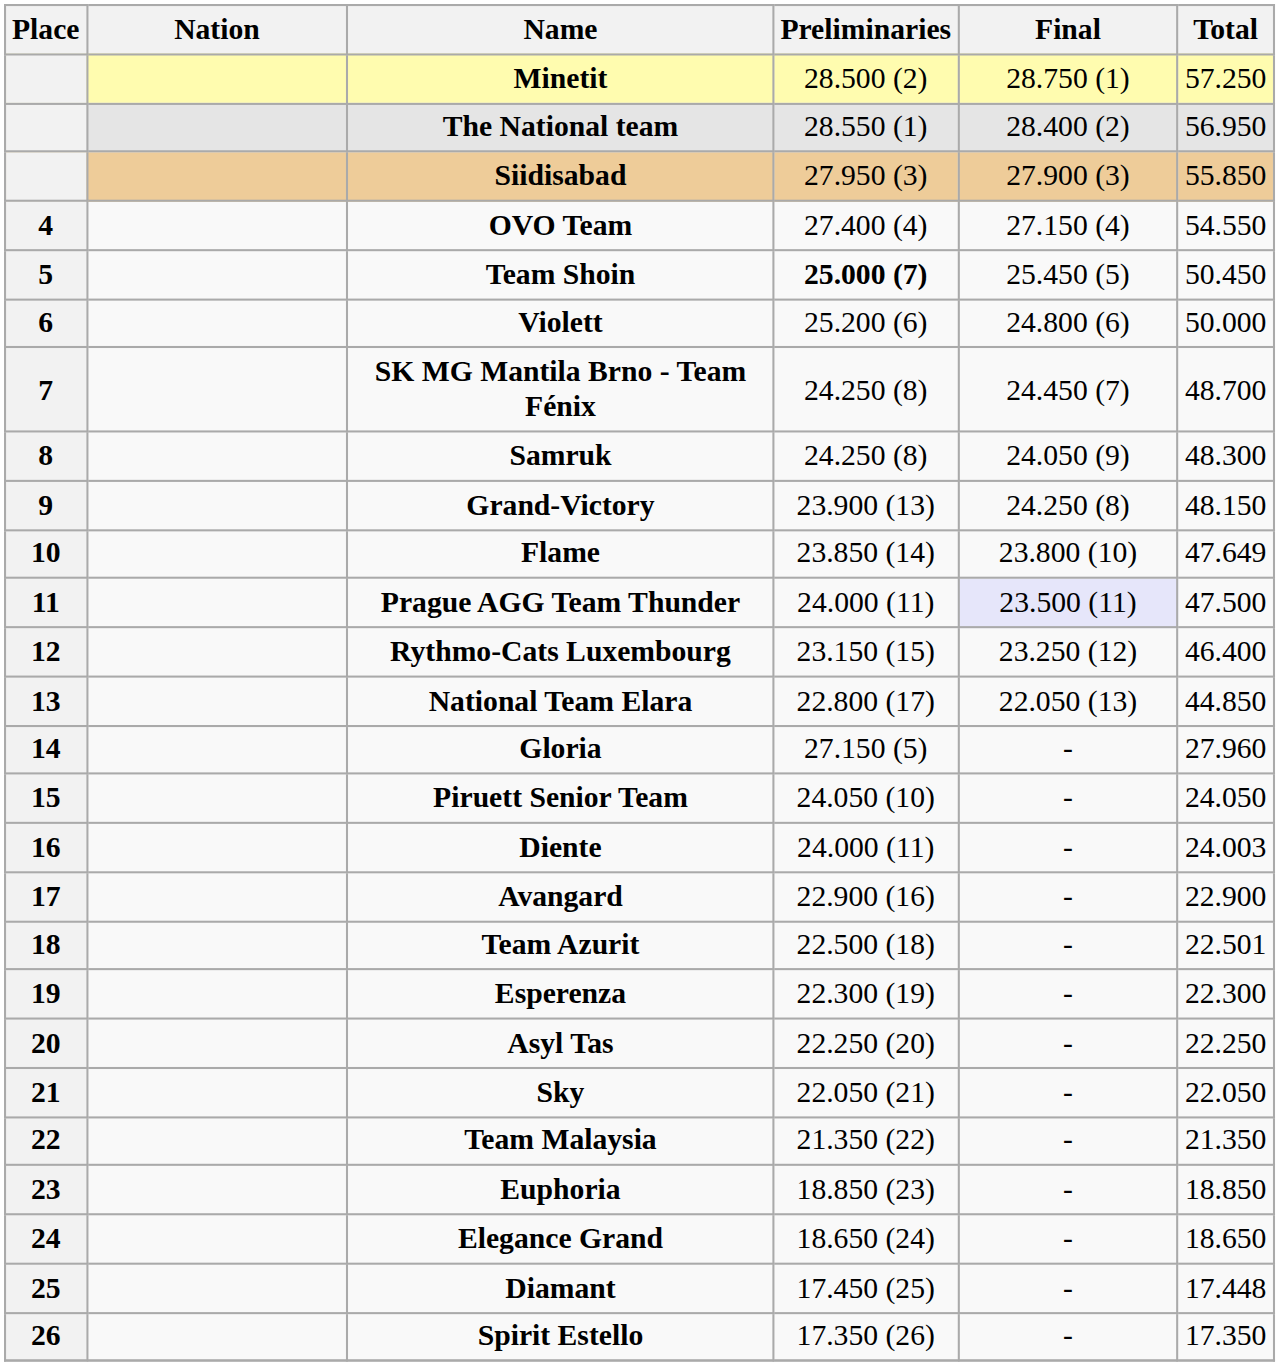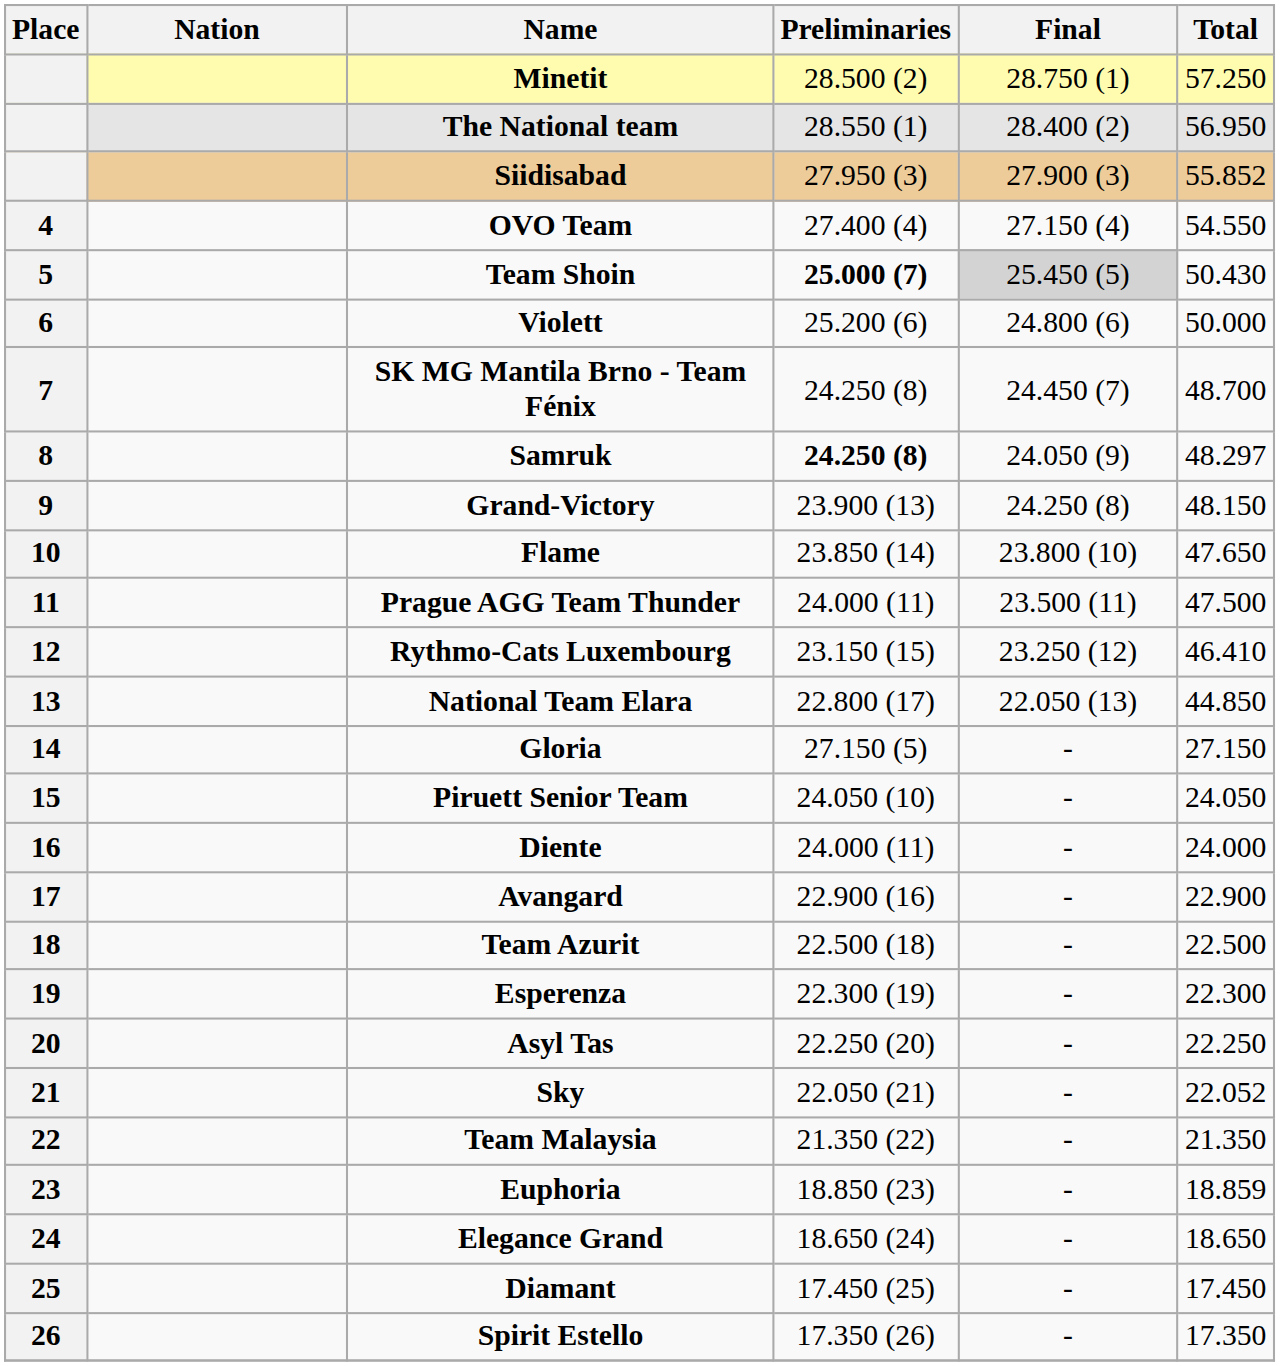(1226, 176) 55.850 -> (1226, 176) 55.852
(1068, 273) no background -> (1068, 273) lightgrey background
(1226, 273) 50.450 -> (1226, 273) 50.430
(866, 455) normal -> (866, 455) bold
(1226, 455) 48.300 -> (1226, 455) 48.297
(1226, 553) 47.649 -> (1226, 553) 47.650
(1068, 602) lavender background -> (1068, 602) no background
(1226, 651) 46.400 -> (1226, 651) 46.410
(1226, 749) 27.960 -> (1226, 749) 27.150
(1226, 847) 24.003 -> (1226, 847) 24.000
(1226, 945) 22.501 -> (1226, 945) 22.500
(1226, 1091) 22.050 -> (1226, 1091) 22.052
(1226, 1189) 18.850 -> (1226, 1189) 18.859
(1226, 1287) 17.448 -> (1226, 1287) 17.450
